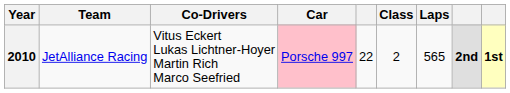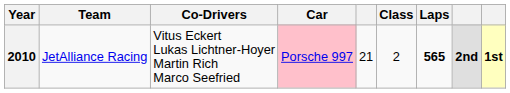(366, 57) 22 -> (366, 57) 21
(434, 57) normal -> (434, 57) bold
